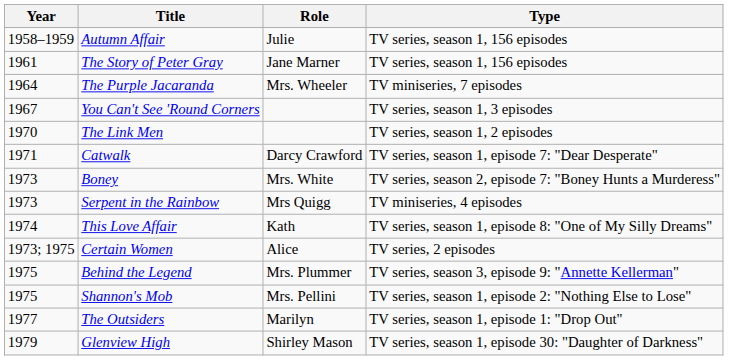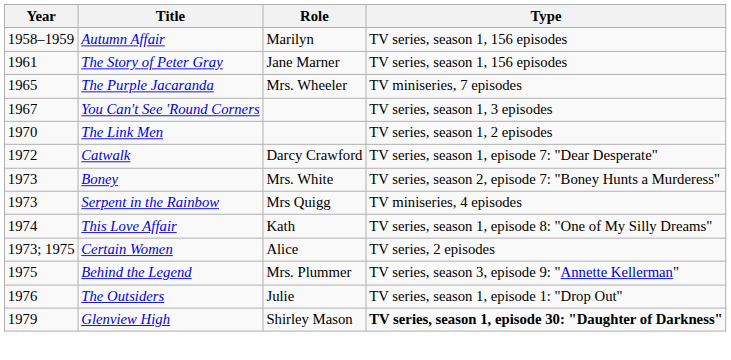(280, 39) Julie -> (290, 39) Marilyn
(23, 86) 1964 -> (23, 86) 1965
(23, 156) 1971 -> (23, 156) 1972
- row: (127, 296)
(23, 319) 1977 -> (23, 296) 1976
(290, 319) Marilyn -> (280, 296) Julie
(536, 343) normal -> (546, 319) bold
